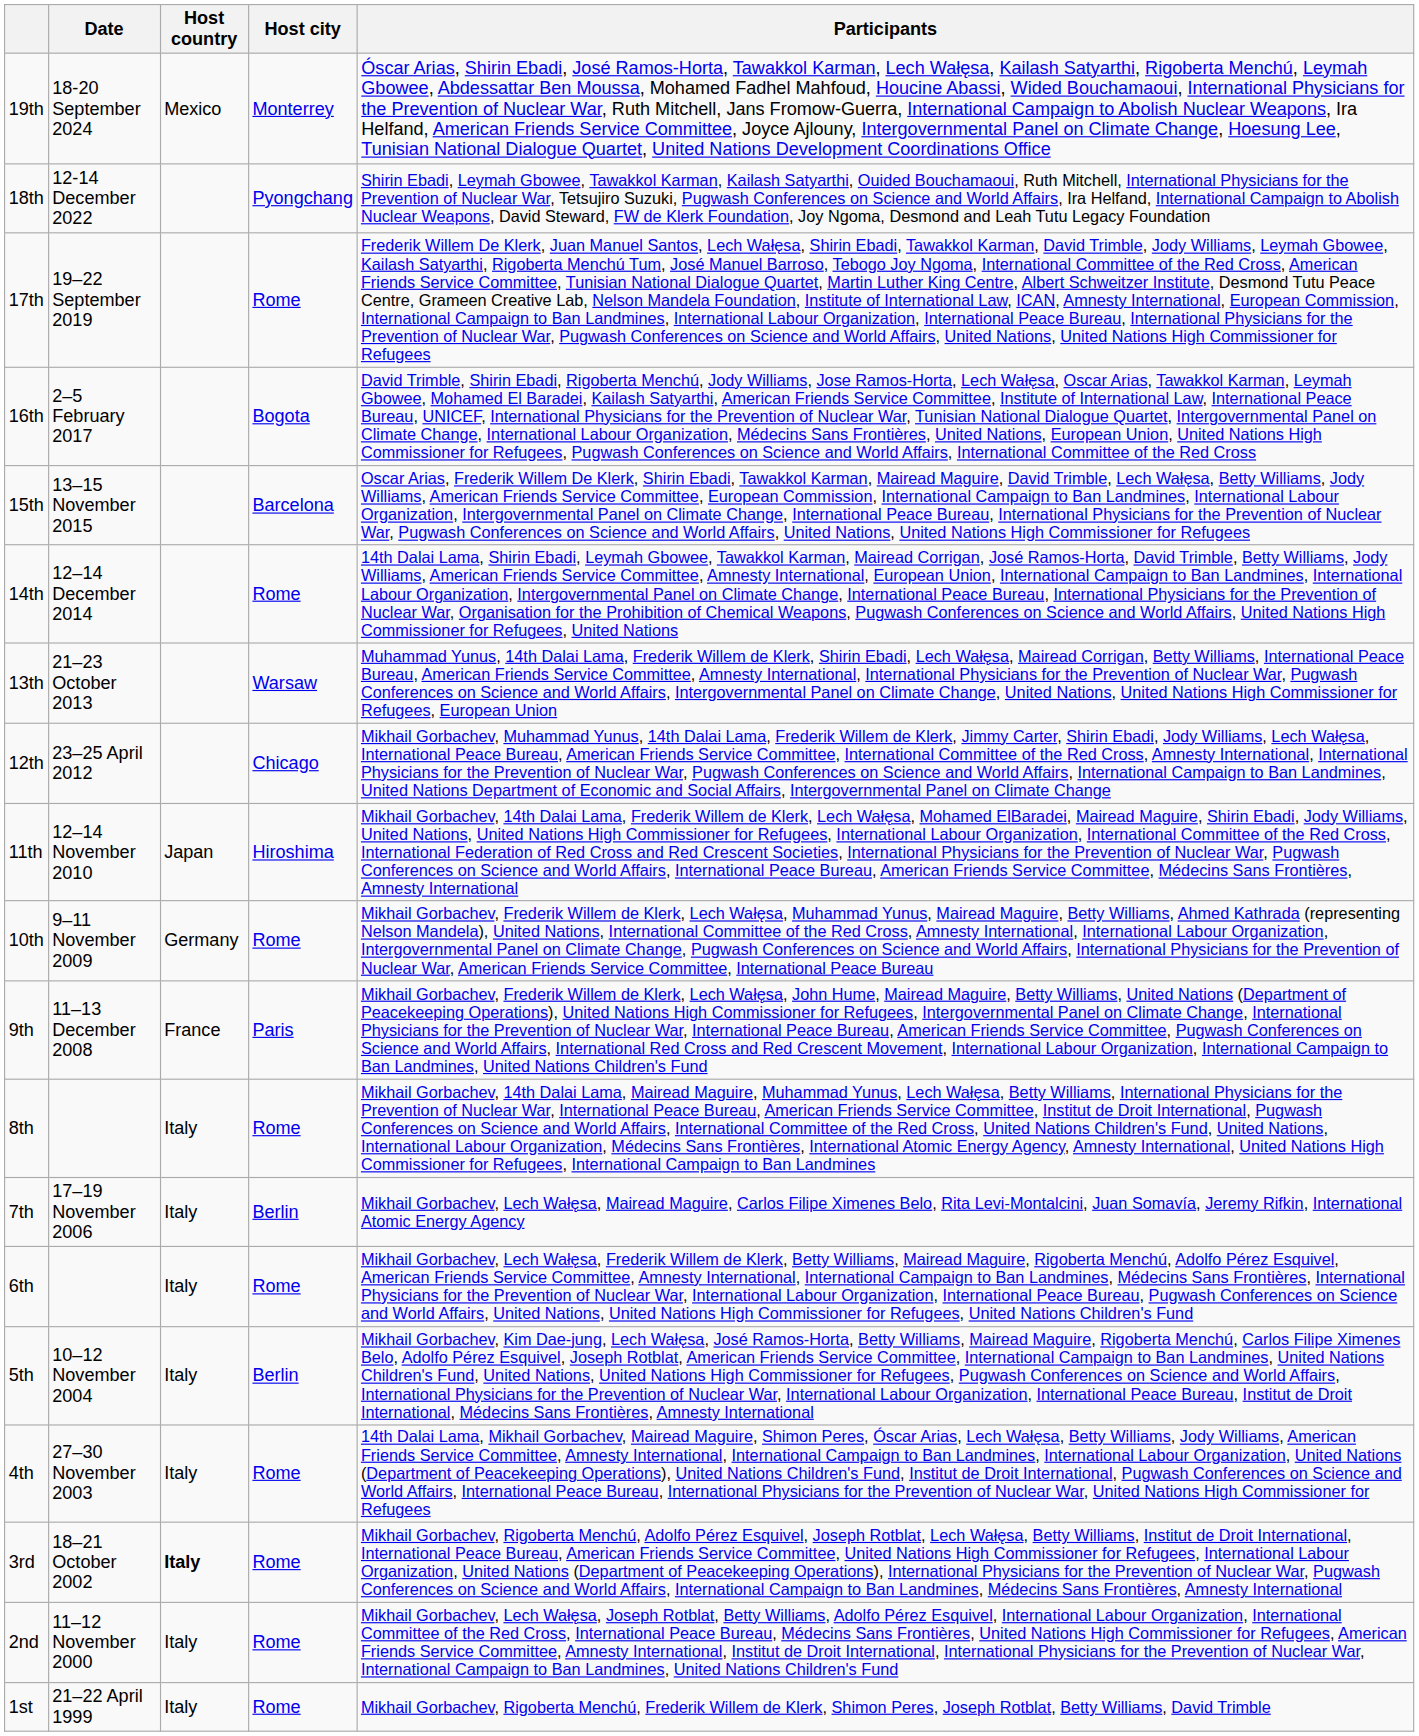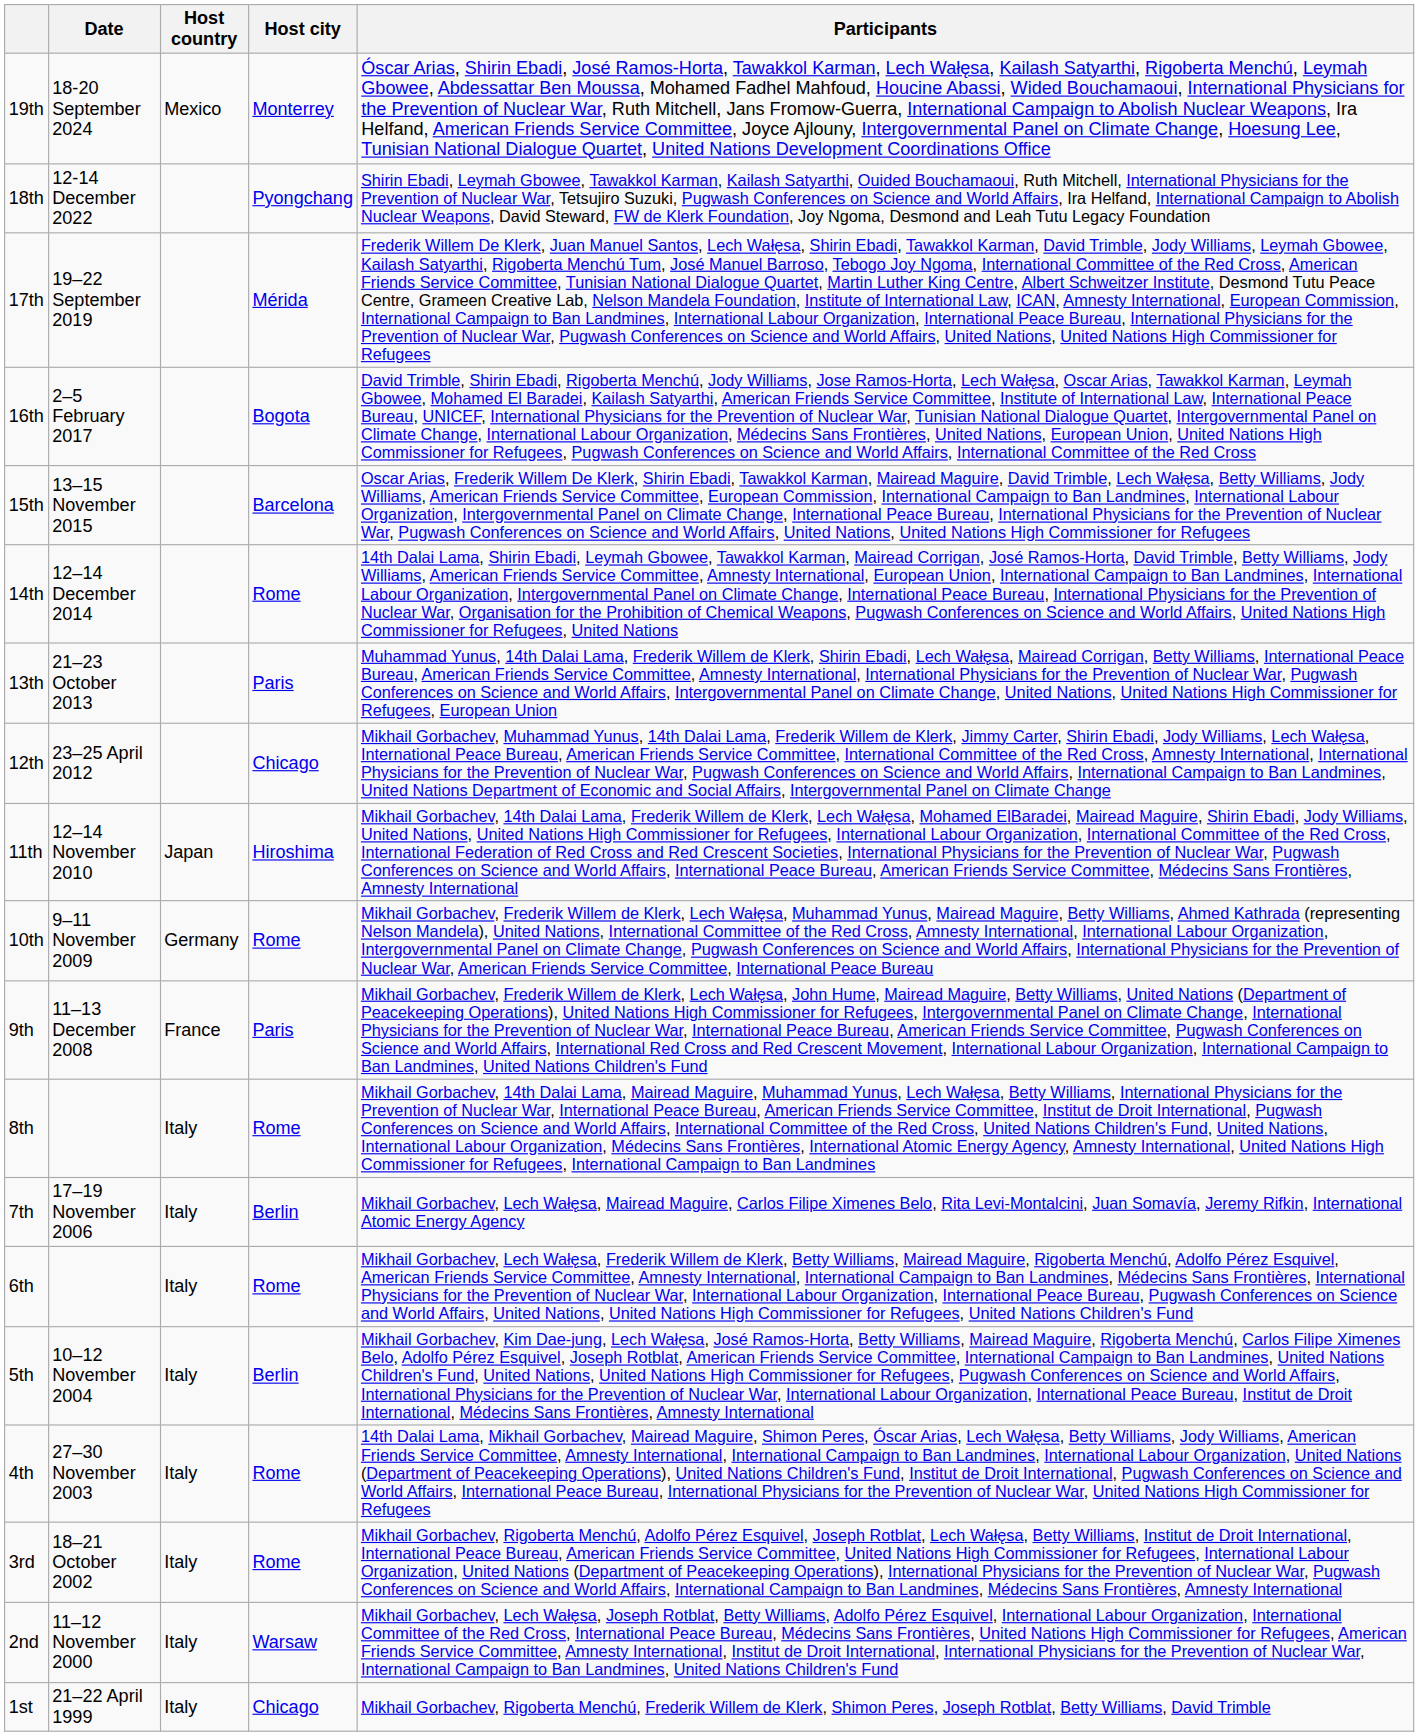(277, 299) Rome -> (280, 299) Mérida
(285, 683) Warsaw -> (273, 683) Paris
(182, 1562) bold -> (181, 1562) normal
(277, 1642) Rome -> (285, 1642) Warsaw
(277, 1706) Rome -> (286, 1706) Chicago
